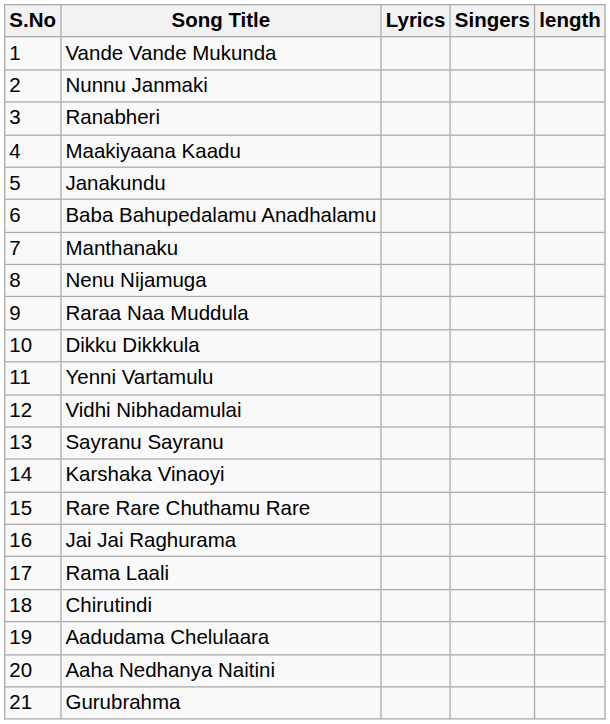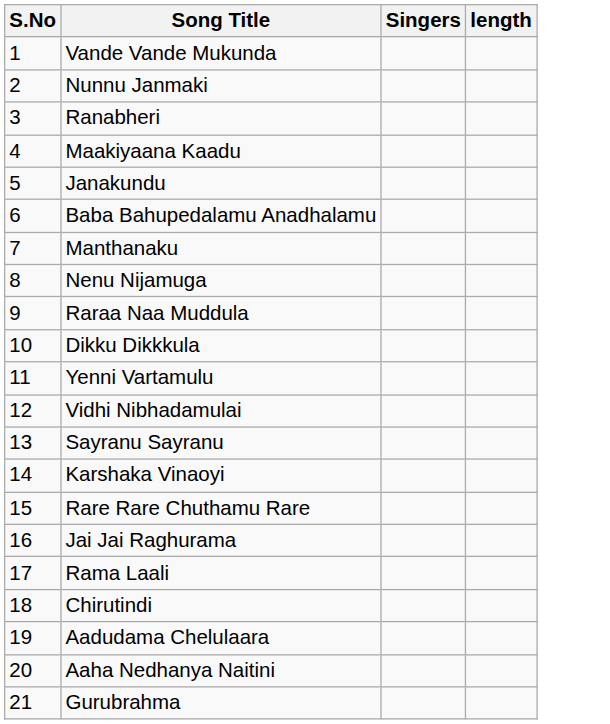- column: (416, 20)
